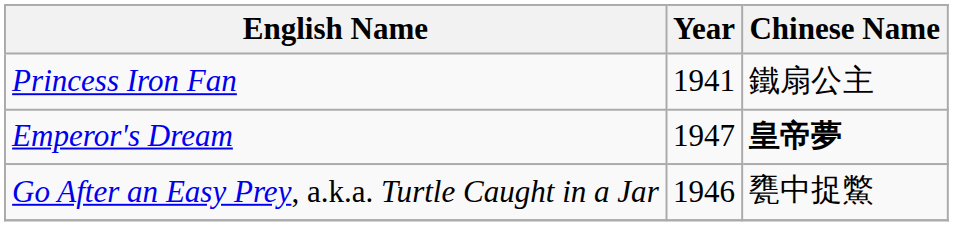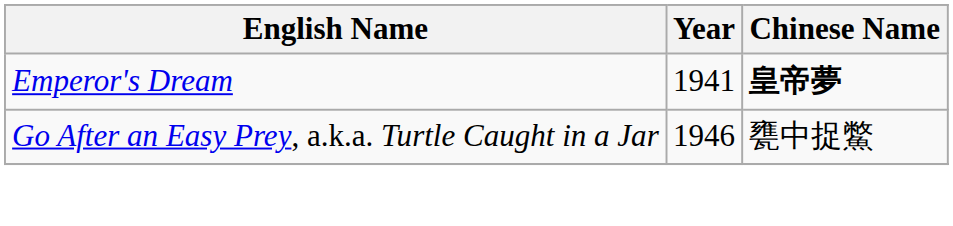- row: (124, 81)
(704, 136) 1947 -> (704, 81) 1941
